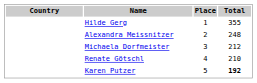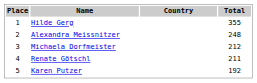columns swapped: (205, 11) <-> (44, 11)
(235, 59) 210 -> (235, 59) 211
(235, 71) bold -> (235, 71) normal
